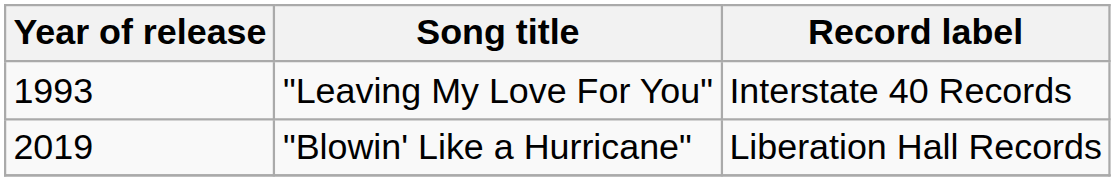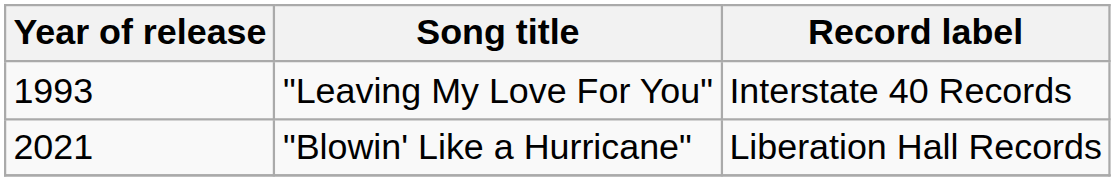(53, 146) 2019 -> (53, 146) 2021
